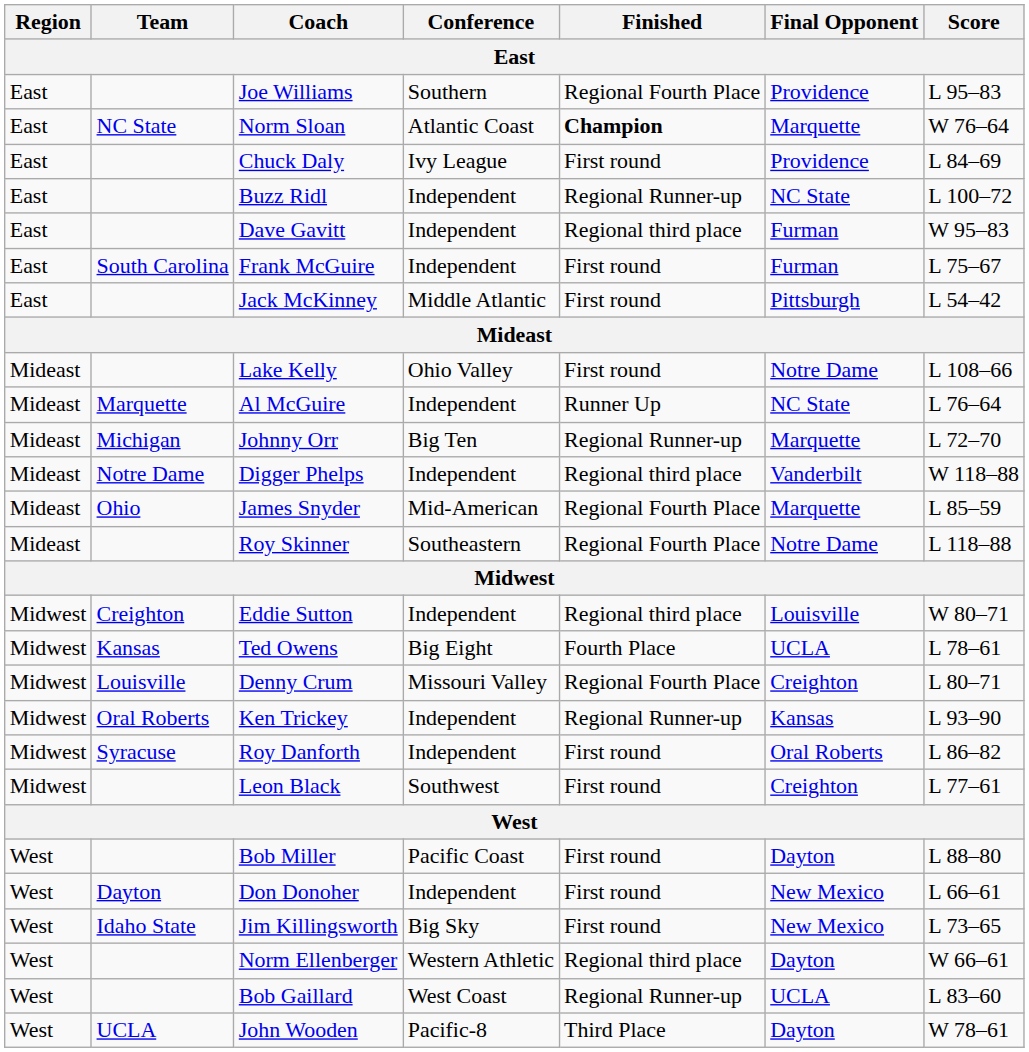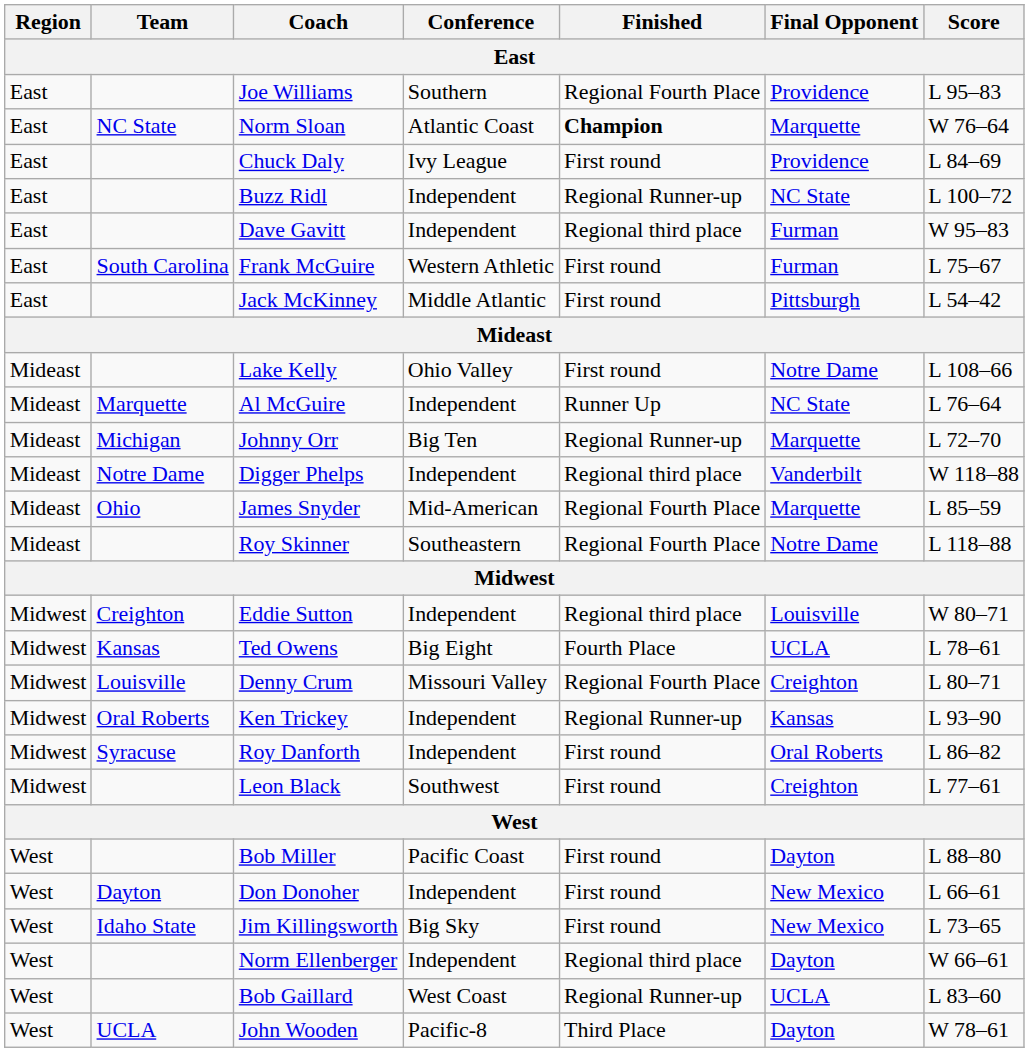(462, 265) Independent -> (481, 265) Western Athletic
(481, 960) Western Athletic -> (462, 960) Independent
